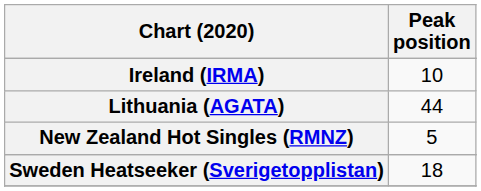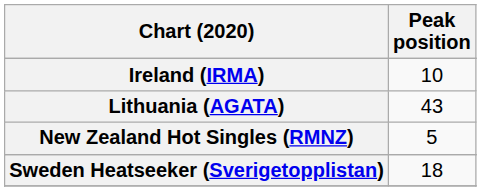(432, 106) 44 -> (432, 106) 43
